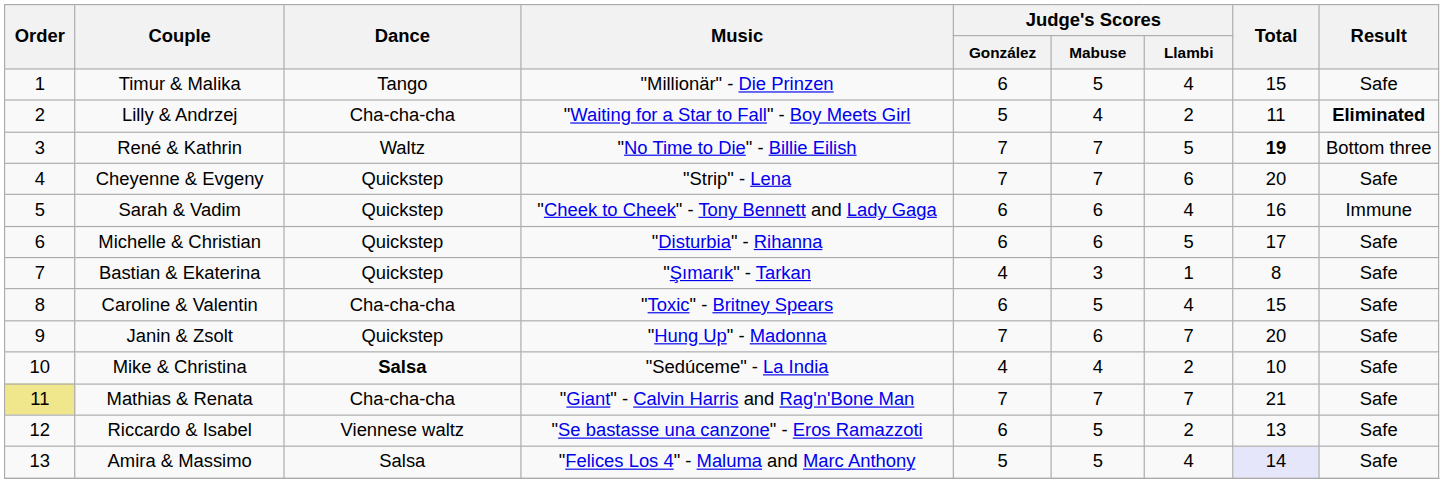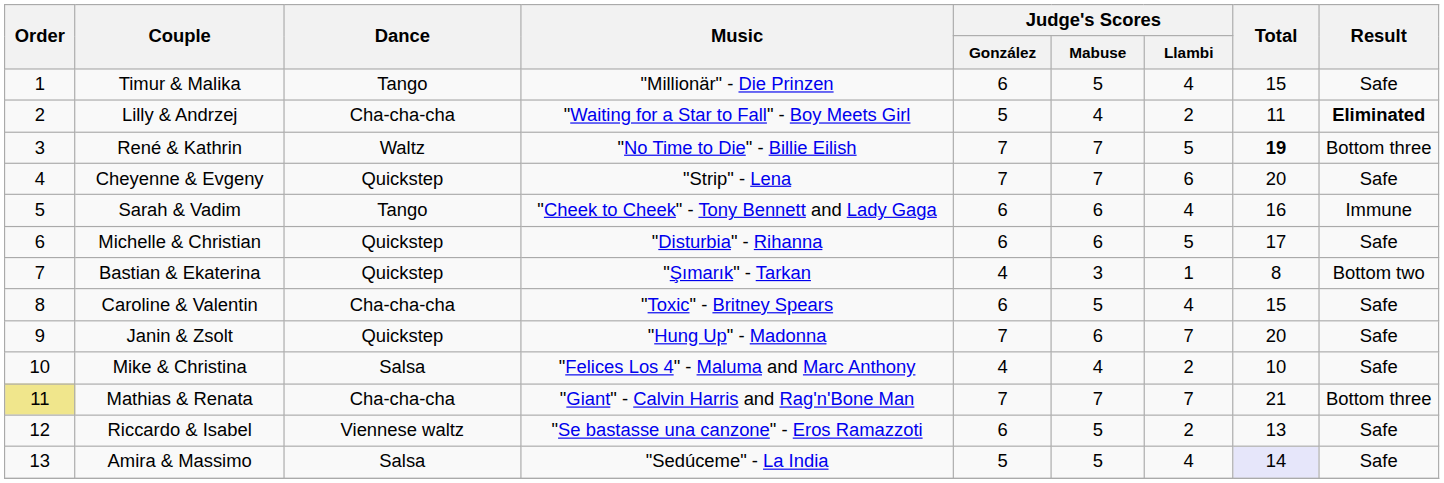(402, 210) Quickstep -> (402, 210) Tango
(1379, 273) Safe -> (1379, 273) Bottom two
(402, 367) bold -> (402, 367) normal
(737, 367) "Sedúceme" - La India -> (737, 367) "Felices Los 4" - Maluma and Marc Anthony
(1379, 399) Safe -> (1379, 399) Bottom three
(737, 462) "Felices Los 4" - Maluma and Marc Anthony -> (737, 462) "Sedúceme" - La India
